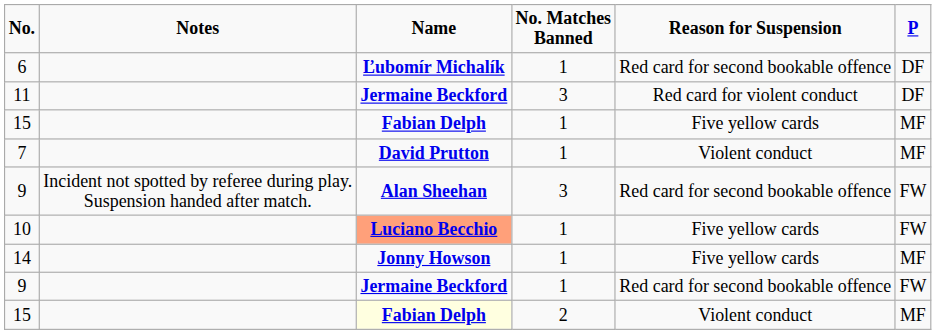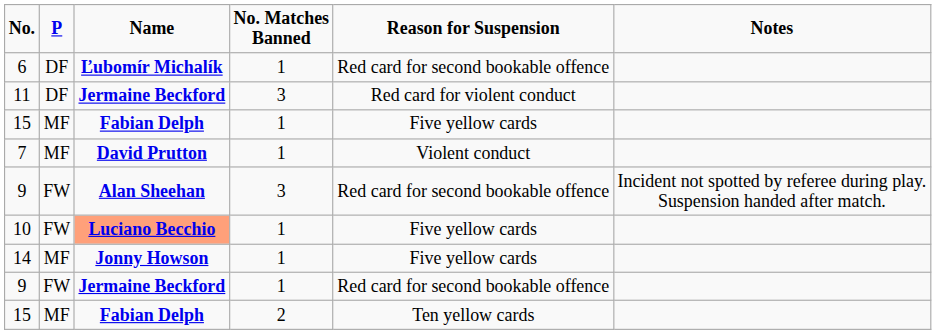columns swapped: (913, 28) <-> (198, 28)
(434, 314) lightyellow background -> (152, 314) no background
(755, 314) Violent conduct -> (473, 314) Ten yellow cards
